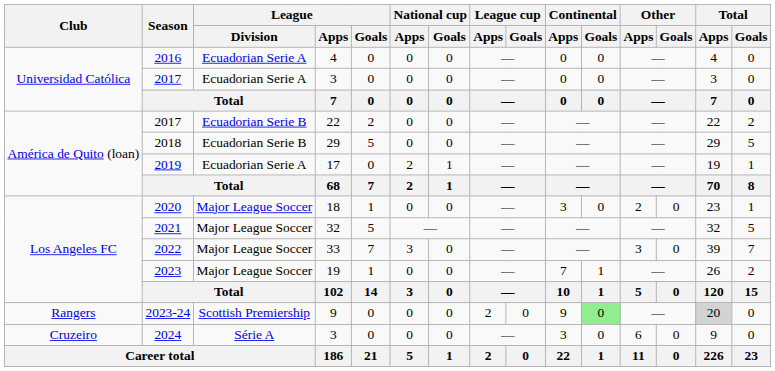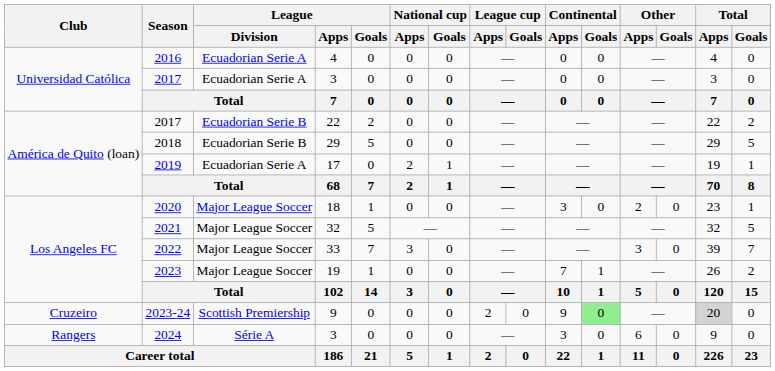(73, 313) Rangers -> (73, 313) Cruzeiro
(73, 334) Cruzeiro -> (73, 334) Rangers
